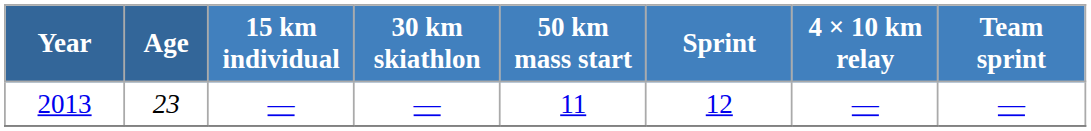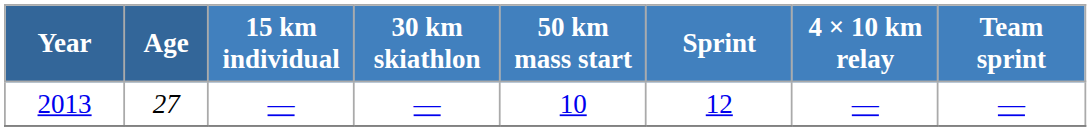(166, 103) 23 -> (166, 103) 27
(573, 103) 11 -> (573, 103) 10
